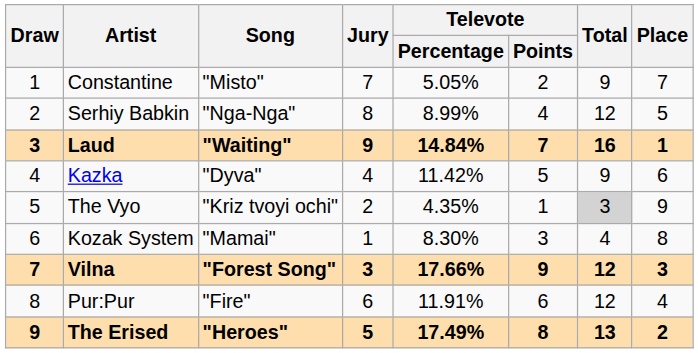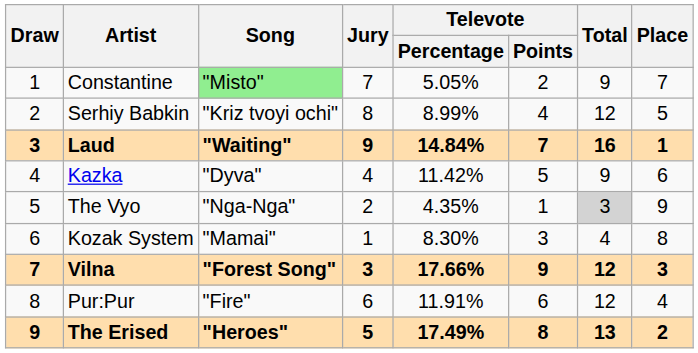(233, 82) no background -> (233, 82) lightgreen background
(249, 113) "Nga-Nga" -> (270, 113) "Kriz tvoyi ochi"
(270, 207) "Kriz tvoyi ochi" -> (249, 207) "Nga-Nga"
